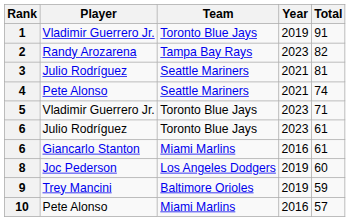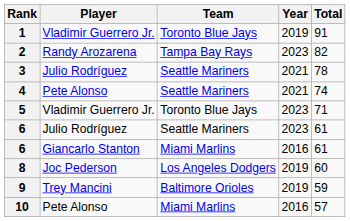(321, 71) 81 -> (321, 71) 78
(209, 129) Toronto Blue Jays -> (205, 129) Seattle Mariners
